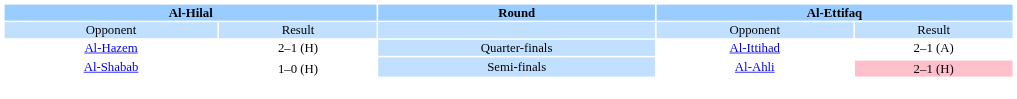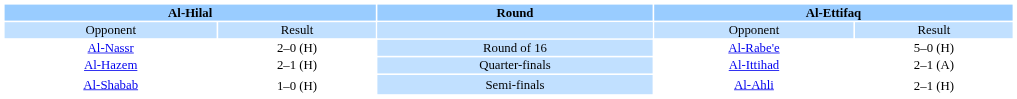+ row: (297, 47)
(934, 68) pink background -> (934, 86) no background
